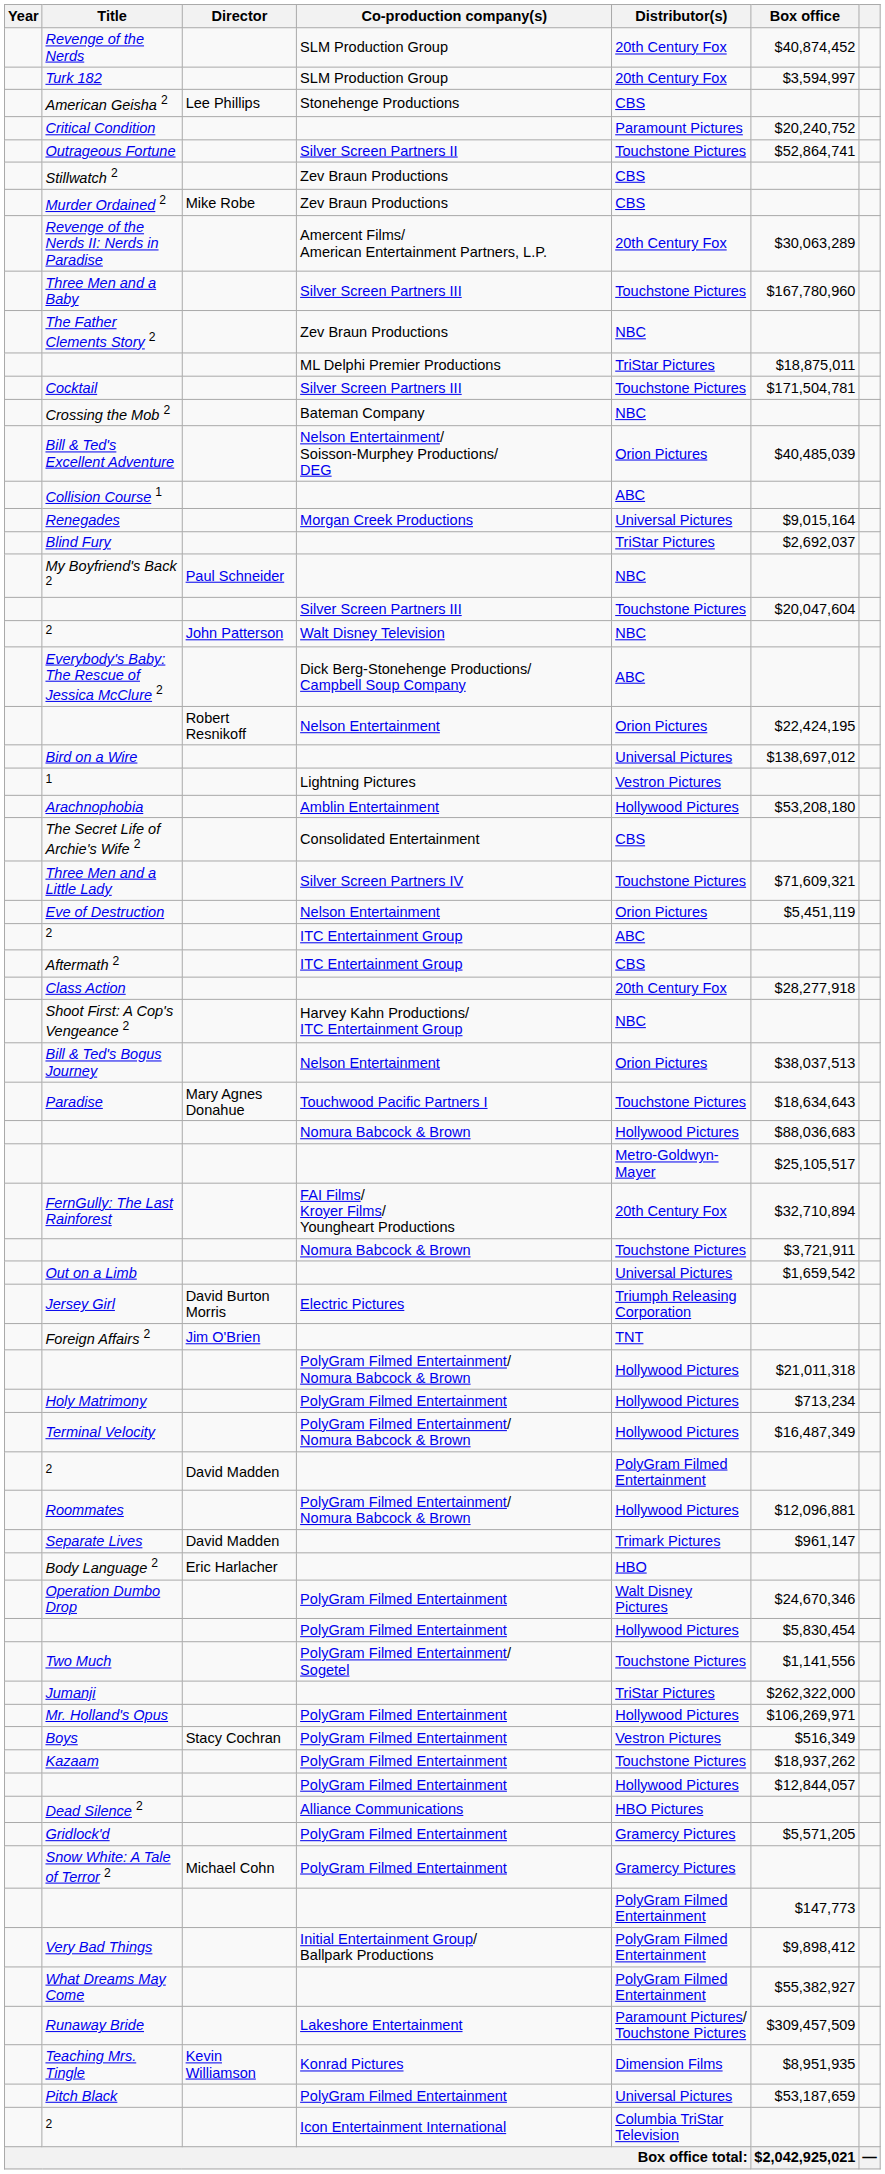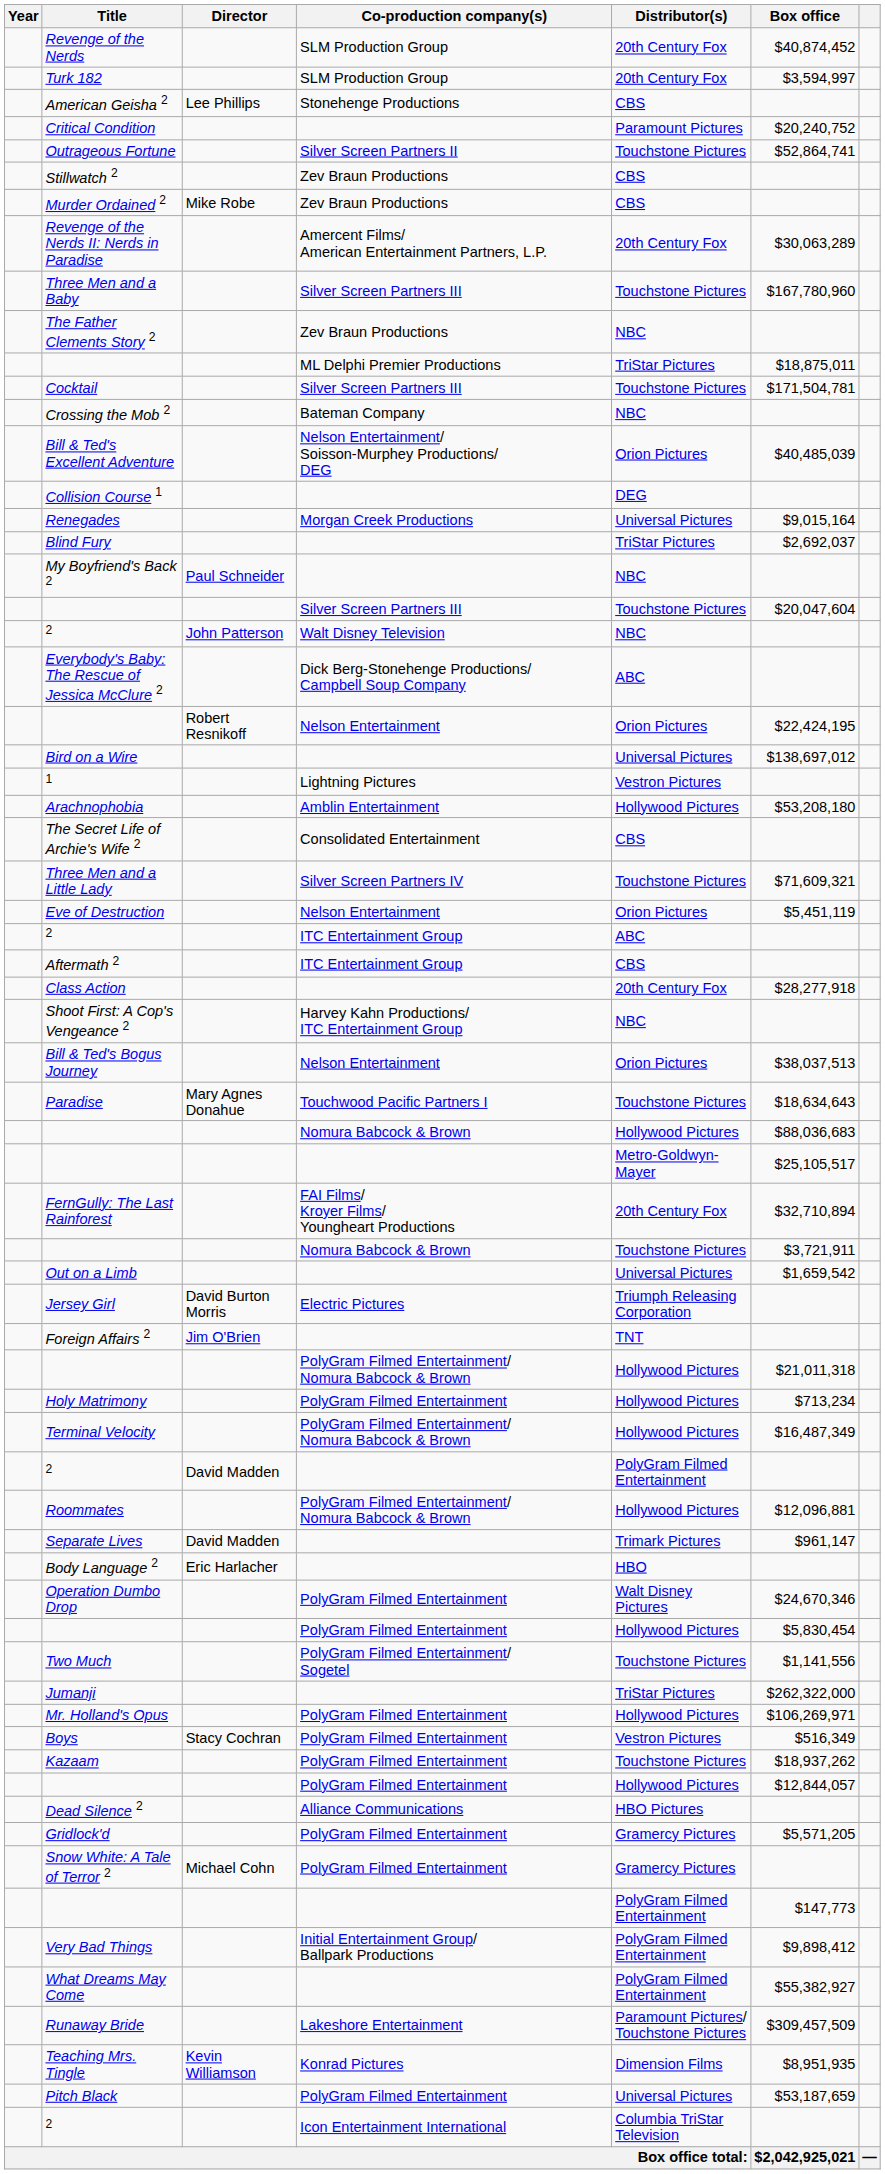(630, 495) ABC -> (631, 495) DEG
